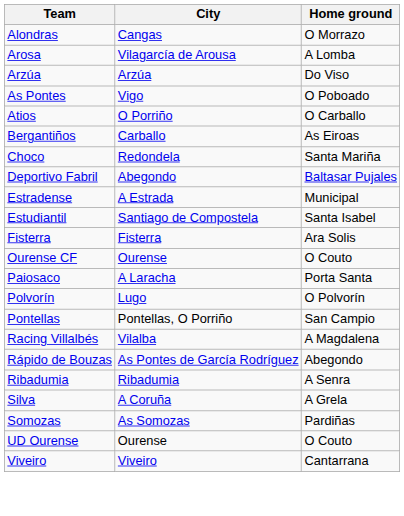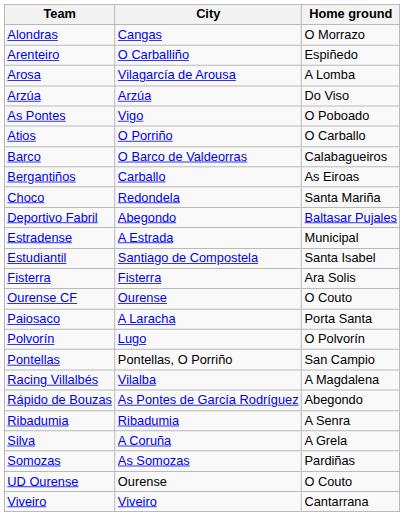+ row: (33, 55)
+ row: (24, 156)
